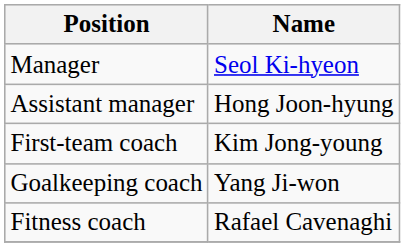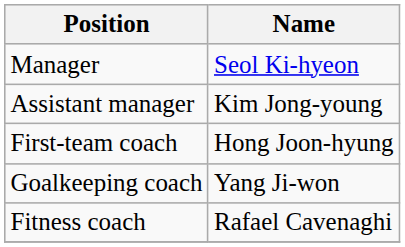(304, 103) Hong Joon-hyung -> (298, 103) Kim Jong-young
(298, 143) Kim Jong-young -> (304, 143) Hong Joon-hyung
